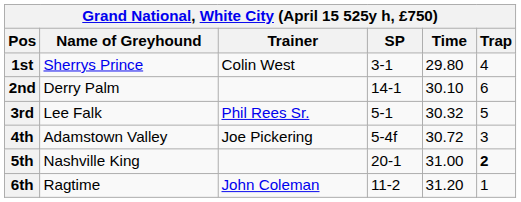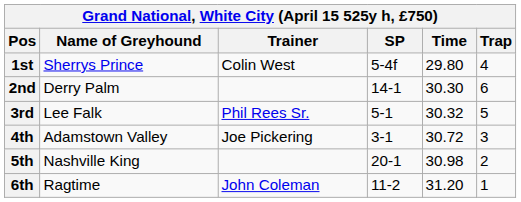(382, 64) 3-1 -> (384, 64) 5-4f
(445, 88) 30.10 -> (445, 88) 30.30
(384, 137) 5-4f -> (382, 137) 3-1
(445, 161) 31.00 -> (445, 161) 30.98
(484, 161) bold -> (484, 161) normal
